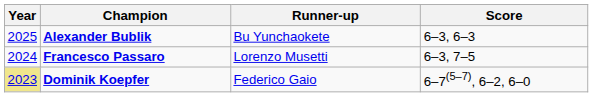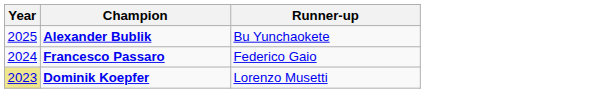- column: (504, 15)
(281, 57) Lorenzo Musetti -> (275, 57) Federico Gaio
(275, 80) Federico Gaio -> (281, 78) Lorenzo Musetti
